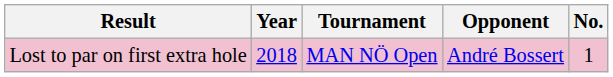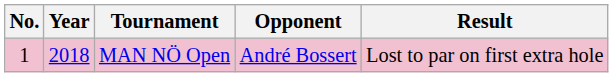columns swapped: (588, 21) <-> (128, 21)
